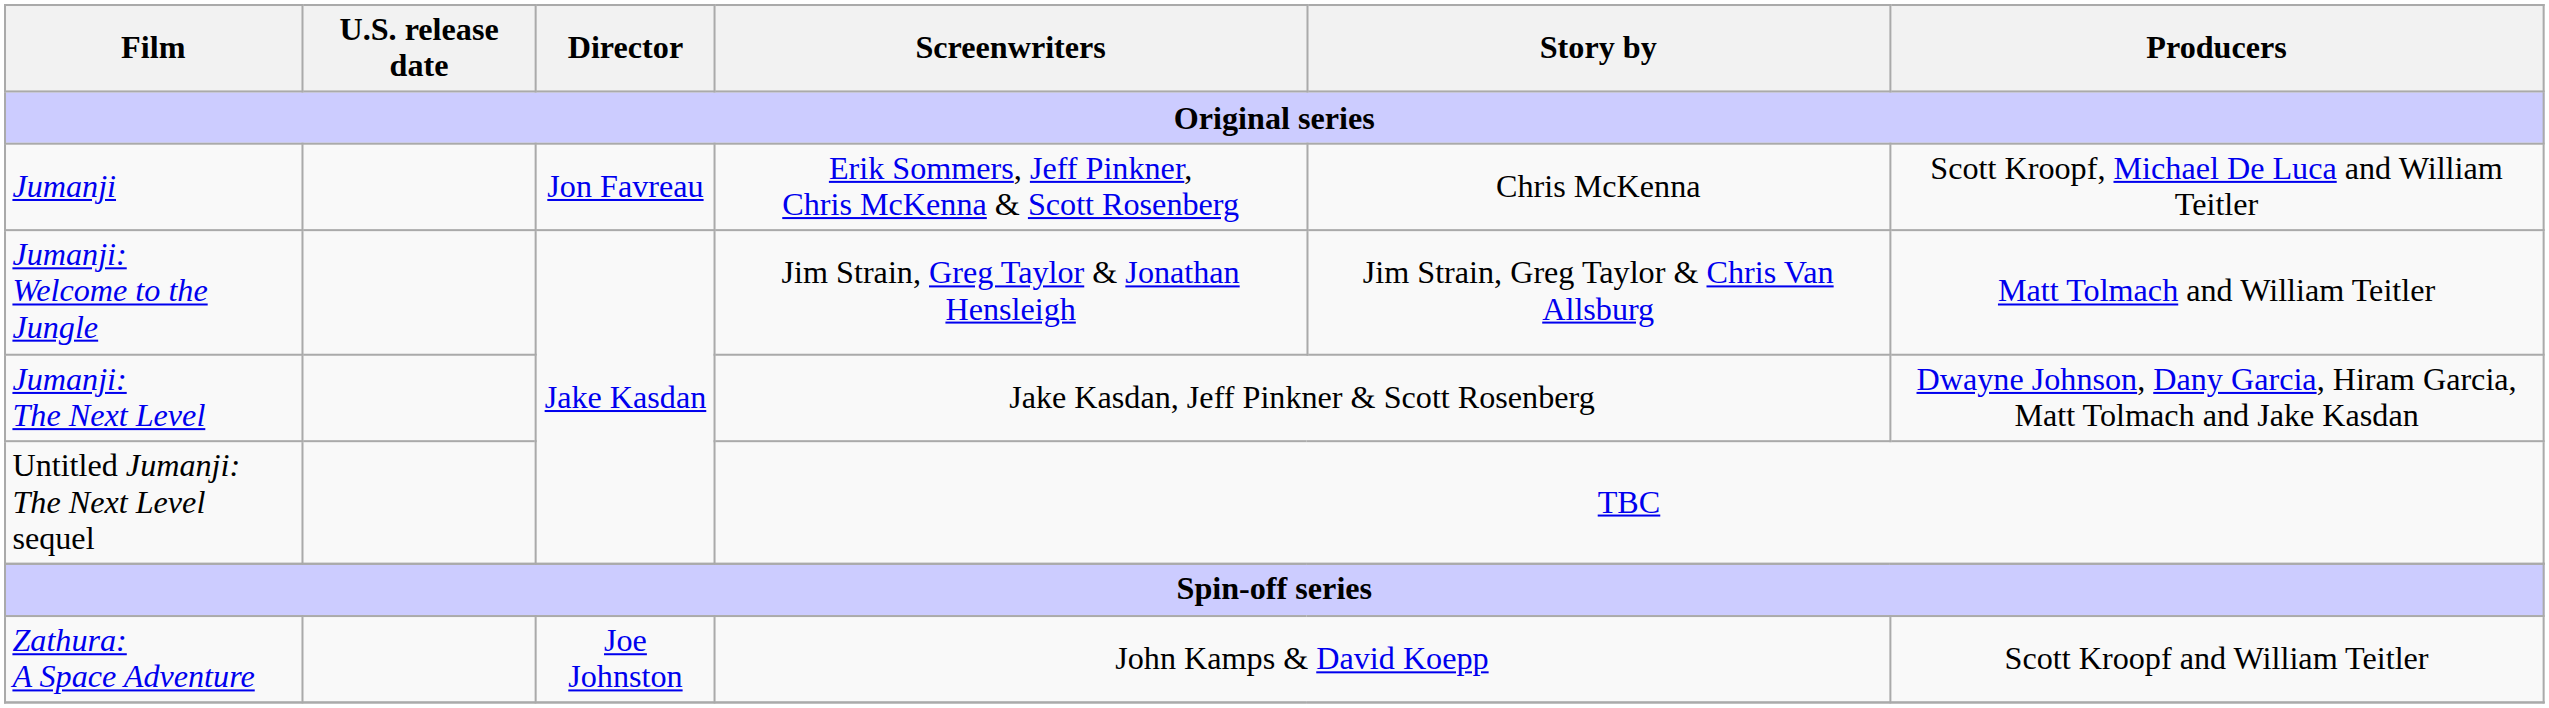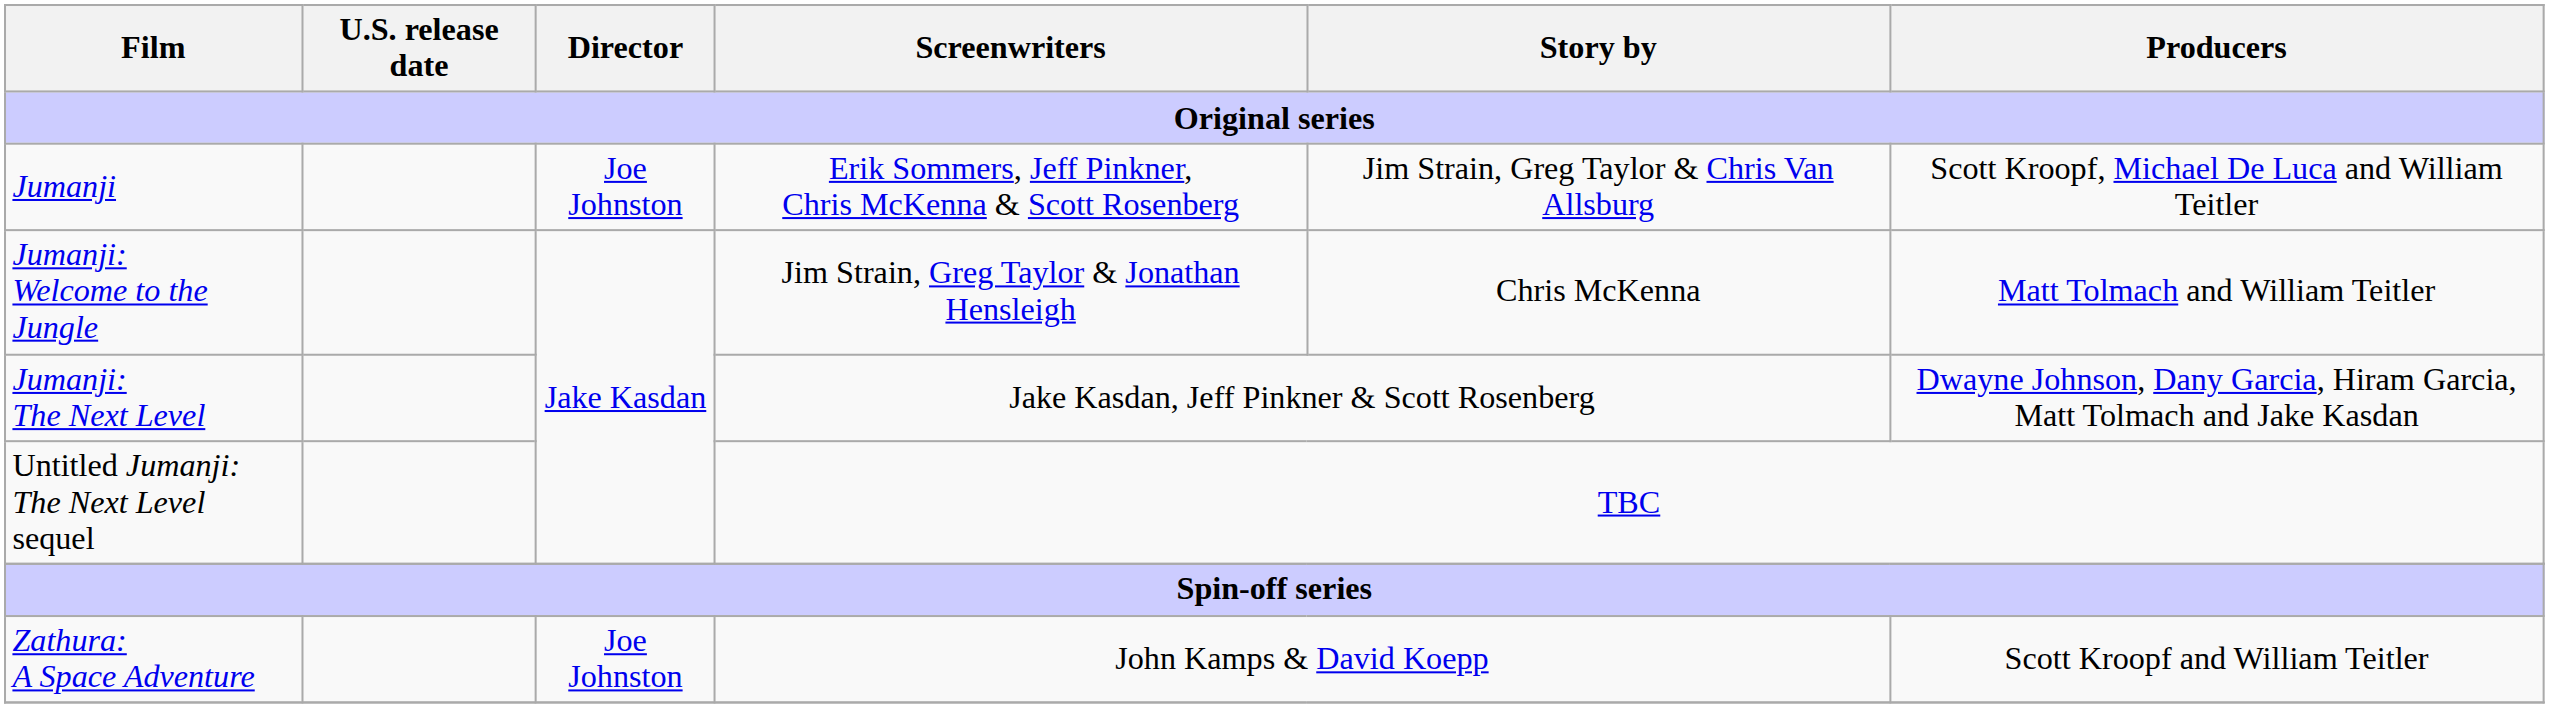(625, 186) Jon Favreau -> (625, 186) Joe Johnston
(1598, 186) Chris McKenna -> (1598, 186) Jim Strain, Greg Taylor & Chris Van Allsburg
(1598, 291) Jim Strain, Greg Taylor & Chris Van Allsburg -> (1598, 291) Chris McKenna
